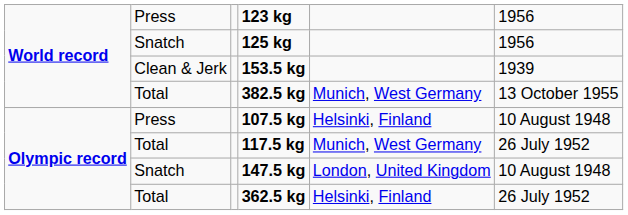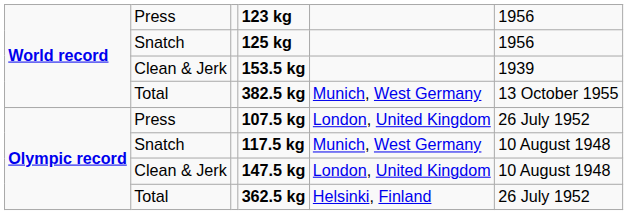(372, 119) Helsinki, Finland -> (402, 119) London, United Kingdom
(554, 119) 10 August 1948 -> (544, 119) 26 July 1952
(151, 145) Total -> (159, 145) Snatch
(544, 145) 26 July 1952 -> (554, 145) 10 August 1948
(159, 171) Snatch -> (180, 171) Clean & Jerk
